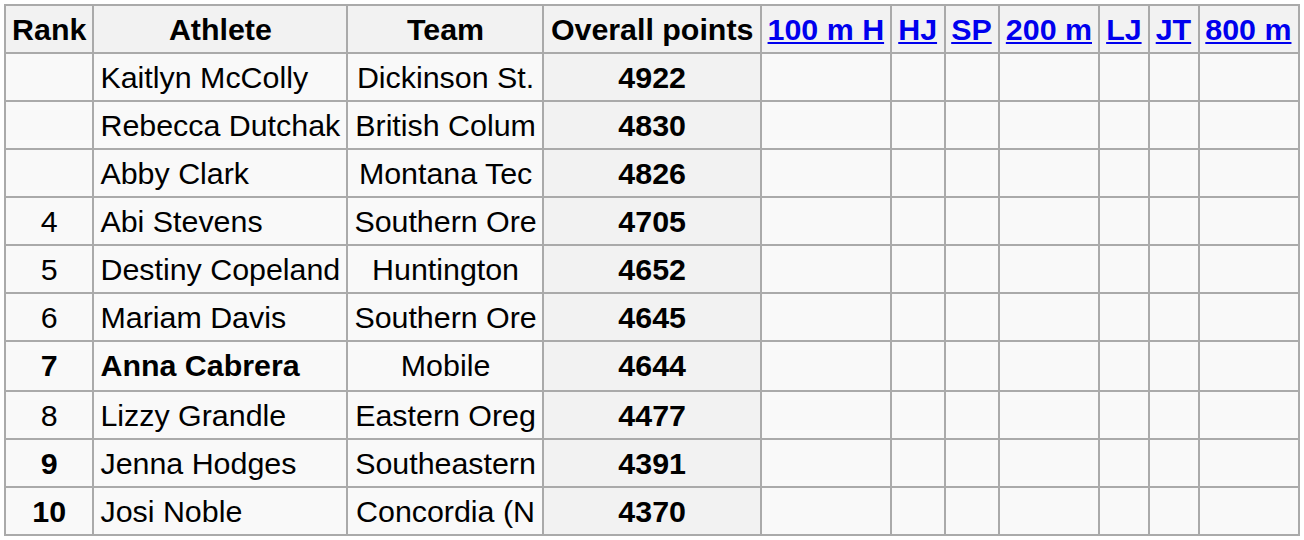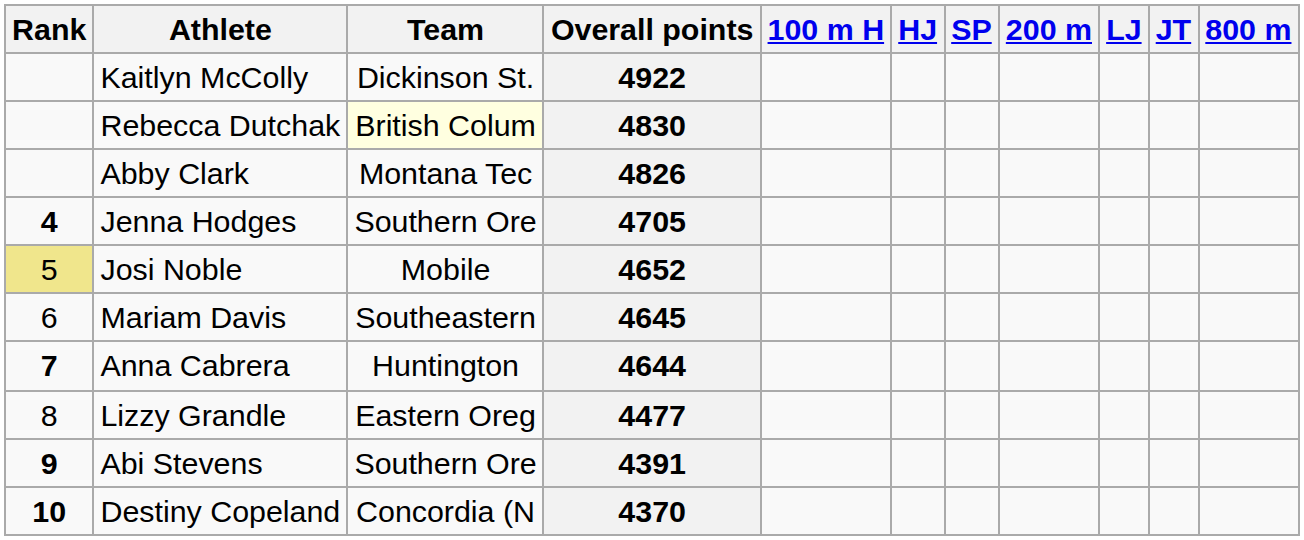(446, 126) no background -> (446, 126) lightyellow background
(49, 222) normal -> (49, 222) bold
(182, 222) Abi Stevens -> (198, 222) Jenna Hodges
(49, 270) no background -> (49, 270) khaki background
(220, 270) Destiny Copeland -> (171, 270) Josi Noble
(446, 270) Huntington -> (446, 270) Mobile
(446, 318) Southern Ore -> (446, 318) Southeastern
(200, 366) bold -> (195, 366) normal
(446, 366) Mobile -> (446, 366) Huntington
(198, 462) Jenna Hodges -> (182, 462) Abi Stevens
(446, 462) Southeastern -> (446, 462) Southern Ore
(171, 510) Josi Noble -> (220, 510) Destiny Copeland
